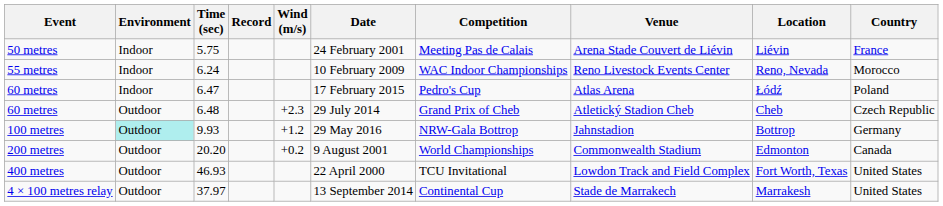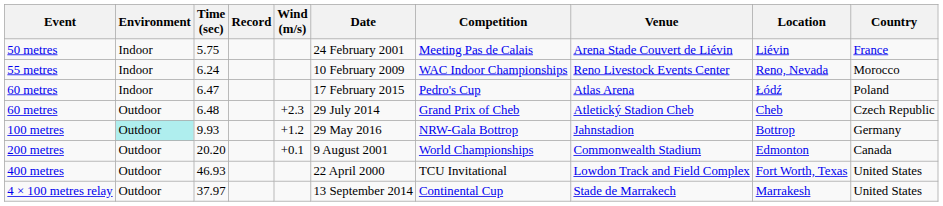(292, 150) +0.2 -> (292, 150) +0.1
